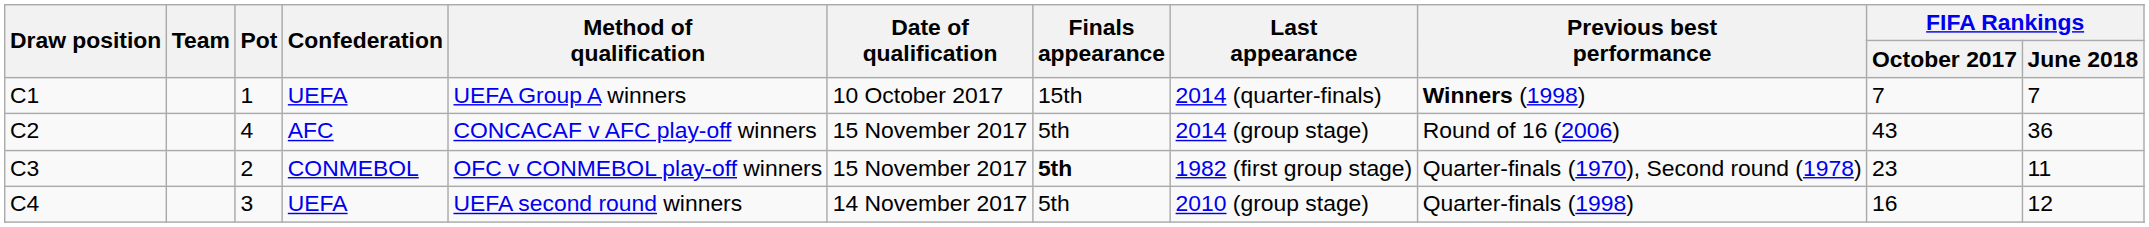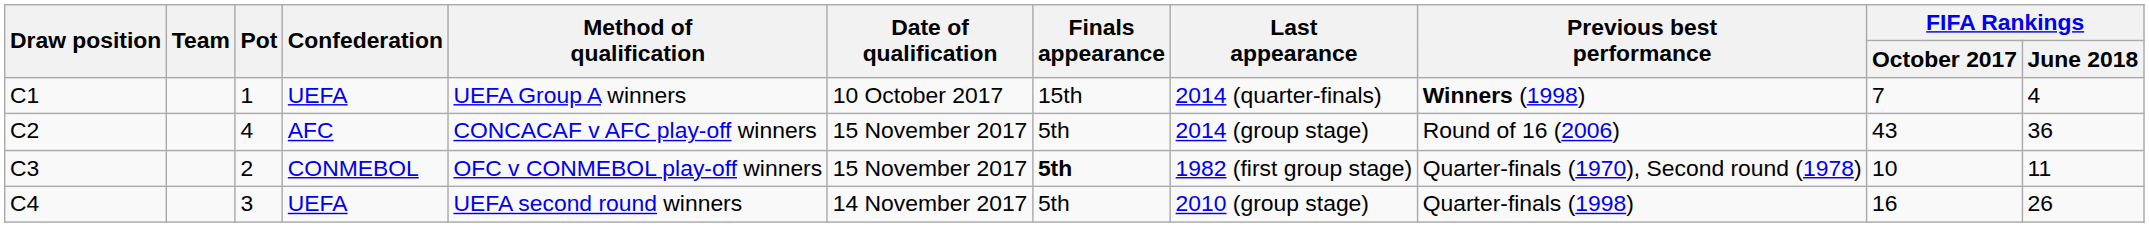(2034, 95) 7 -> (2034, 95) 4
(1885, 167) 23 -> (1885, 167) 10
(2040, 204) 12 -> (2040, 204) 26
